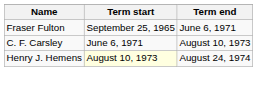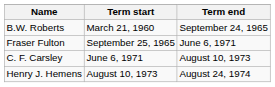+ row: (35, 27)
(122, 58) lightyellow background -> (122, 74) no background
